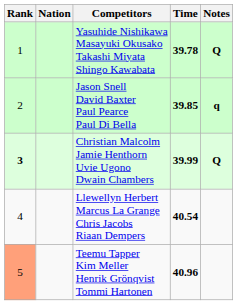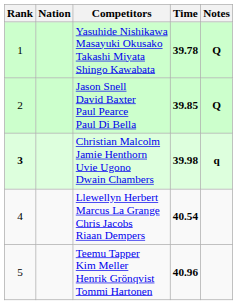(217, 105) q -> (217, 105) Q
(185, 161) 39.99 -> (185, 161) 39.98
(217, 161) Q -> (217, 161) q
(20, 272) lightsalmon background -> (20, 272) no background
